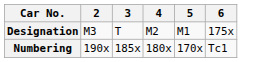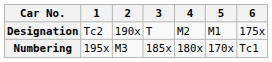+ column: (97, 13)
(90, 31) M3 -> (128, 31) 190x
(97, 48) 190x -> (121, 48) M3
